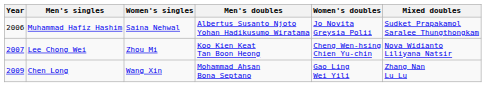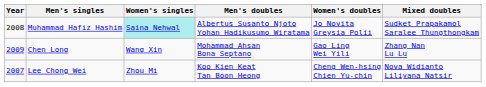(15, 27) 2006 -> (15, 27) 2008
(153, 27) no background -> (153, 27) paleturquoise background
rows swapped: (57, 49) <-> (48, 70)
